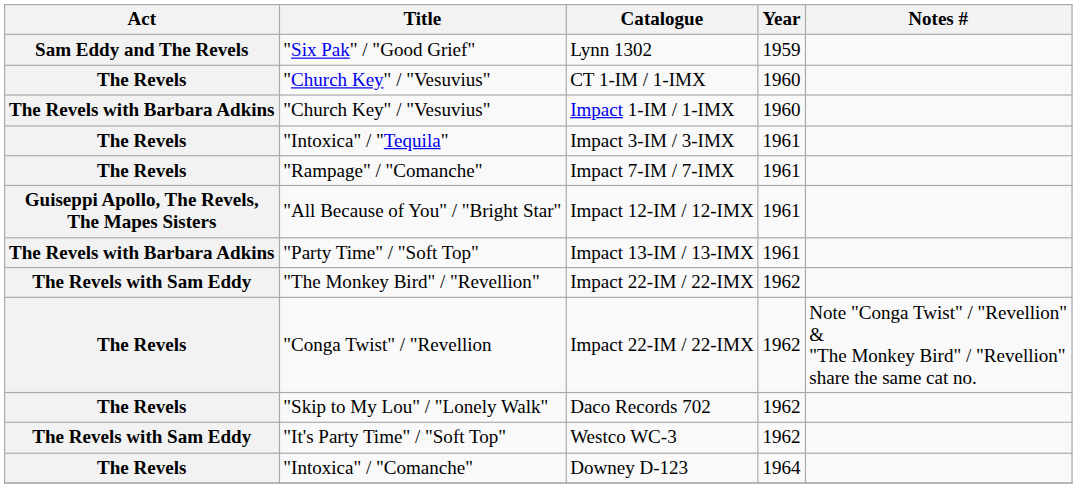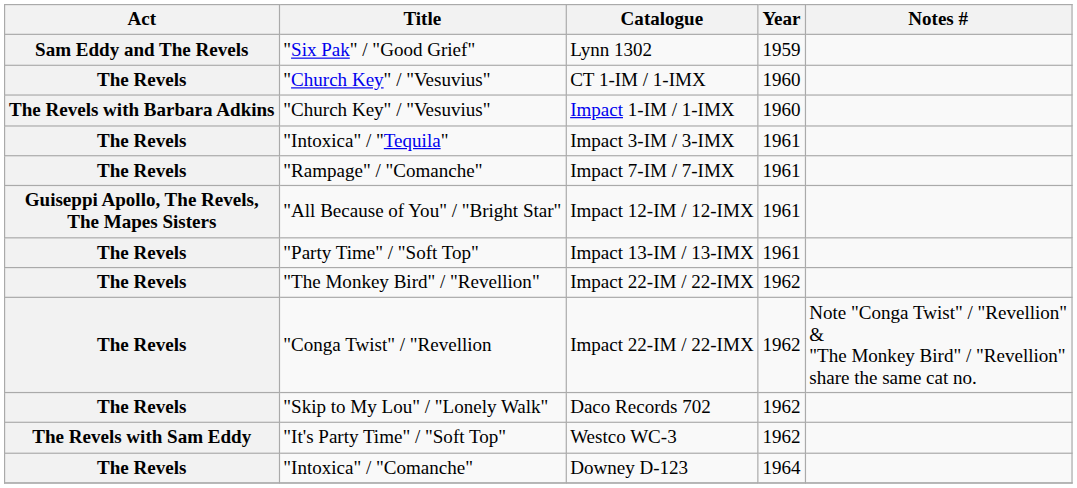(142, 252) The Revels with Barbara Adkins -> (142, 252) The Revels
(142, 282) The Revels with Sam Eddy -> (142, 282) The Revels
